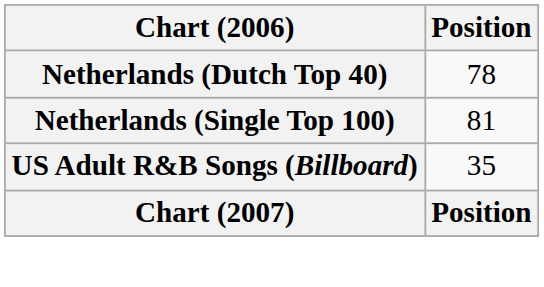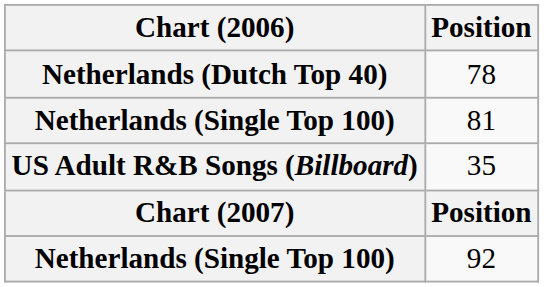+ row: (481, 258)
